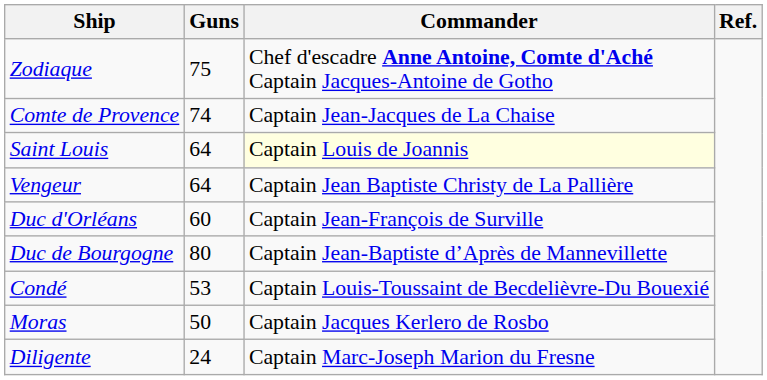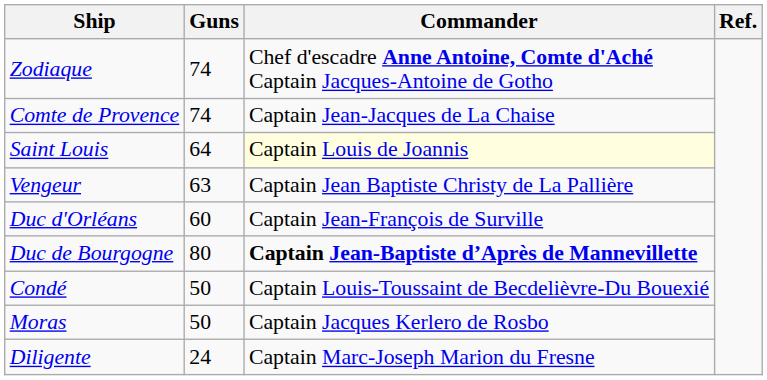(200, 68) 75 -> (200, 68) 74
(200, 184) 64 -> (200, 184) 63
(458, 253) normal -> (473, 253) bold
(200, 287) 53 -> (200, 287) 50
